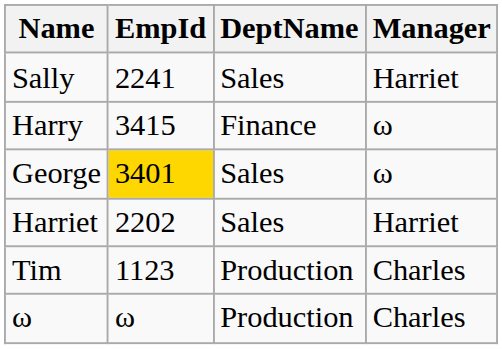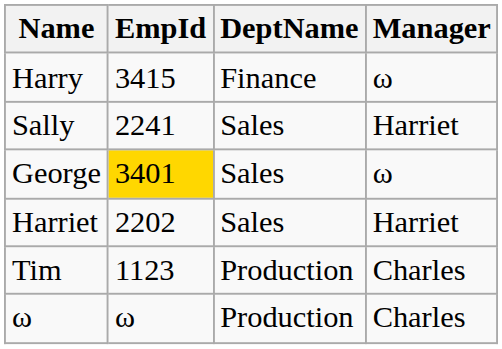rows swapped: (47, 125) <-> (43, 76)
